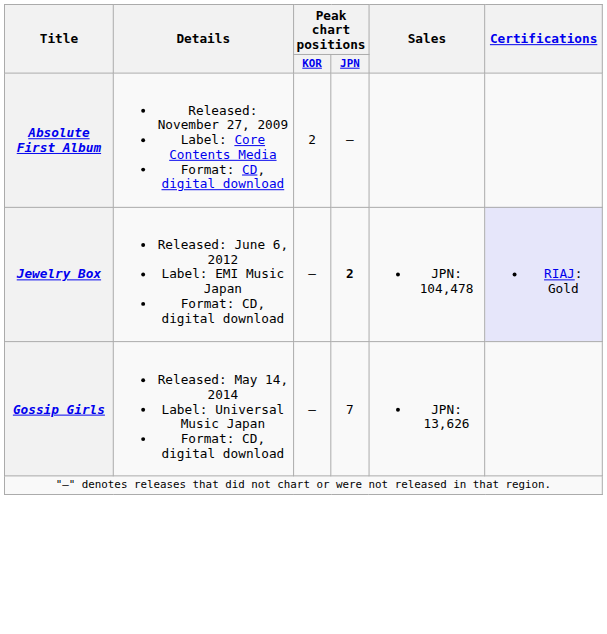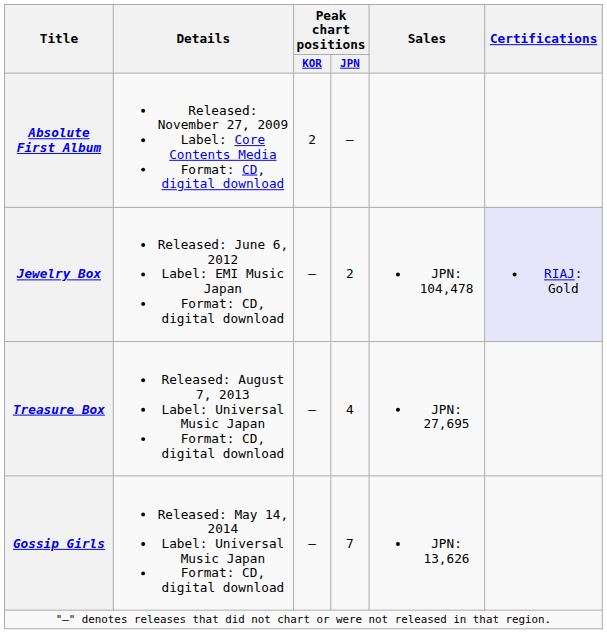(350, 274) bold -> (350, 274) normal
+ row: (59, 409)
